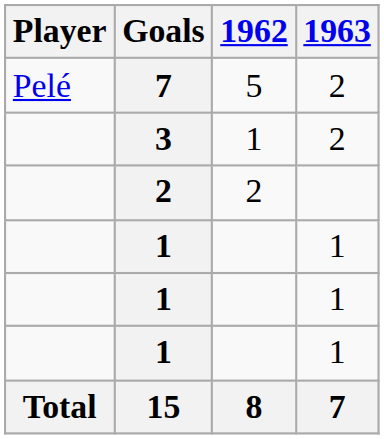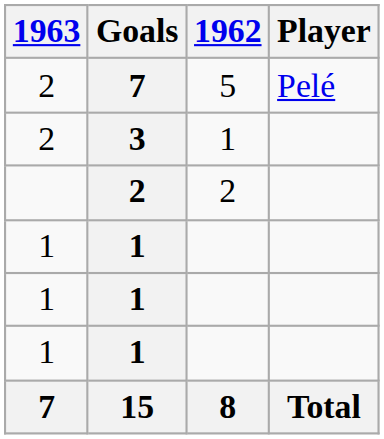columns swapped: (60, 31) <-> (337, 31)
